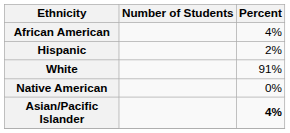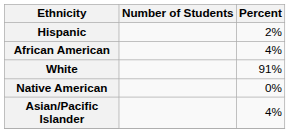rows swapped: (62, 32) <-> (62, 50)
(273, 112) bold -> (273, 112) normal
